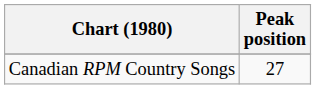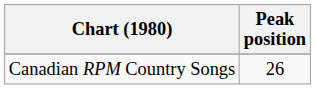(275, 68) 27 -> (275, 68) 26
